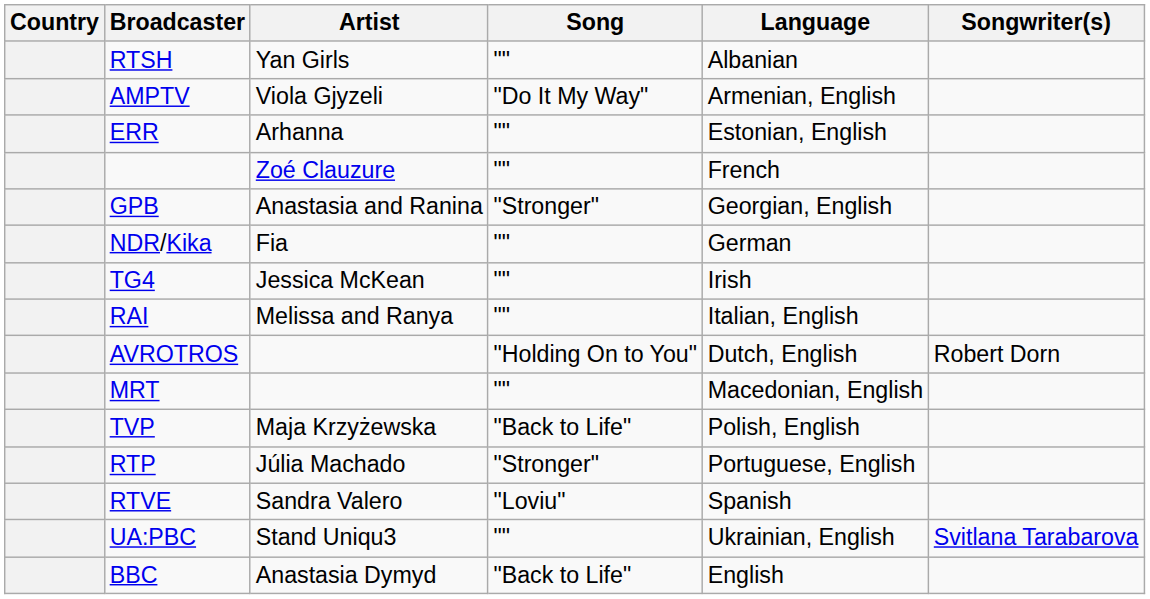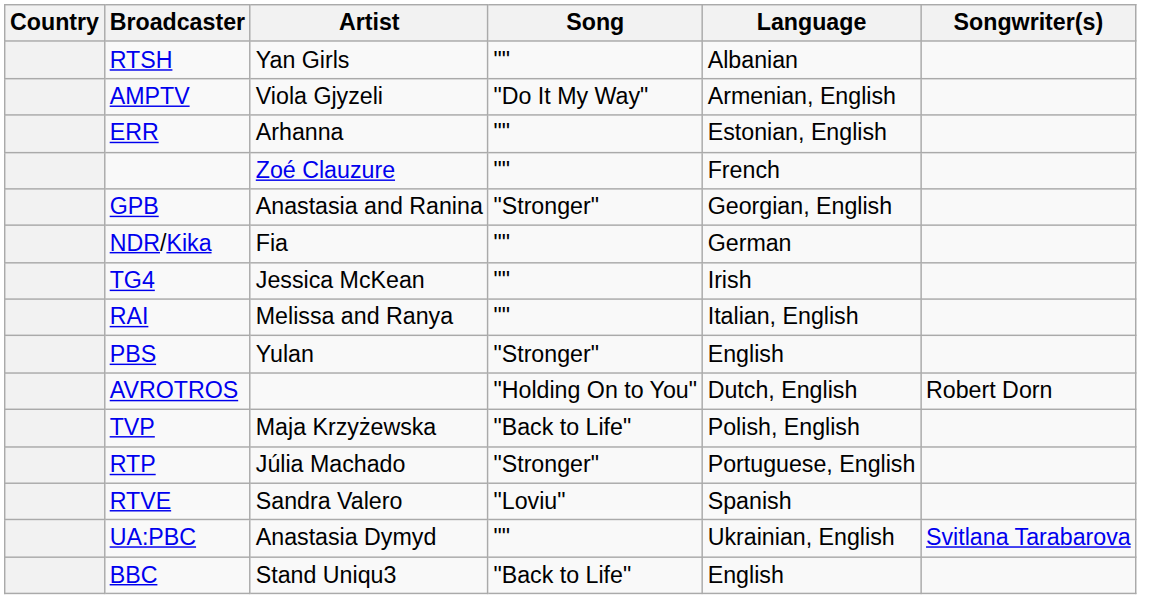+ row: (133, 354)
- row: (135, 390)
(326, 538) Stand Uniqu3 -> (346, 538) Anastasia Dymyd
(346, 574) Anastasia Dymyd -> (326, 574) Stand Uniqu3
